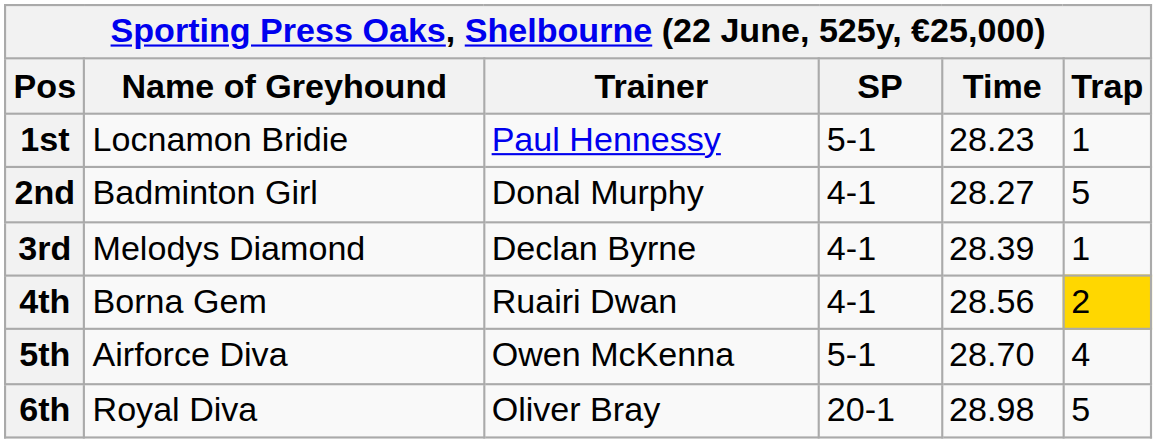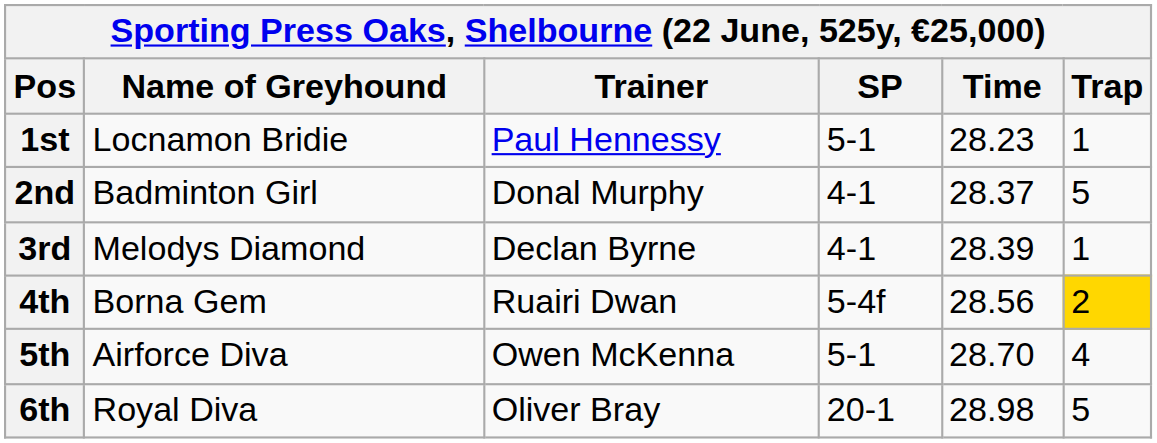(992, 193) 28.27 -> (992, 193) 28.37
(851, 301) 4-1 -> (856, 301) 5-4f
